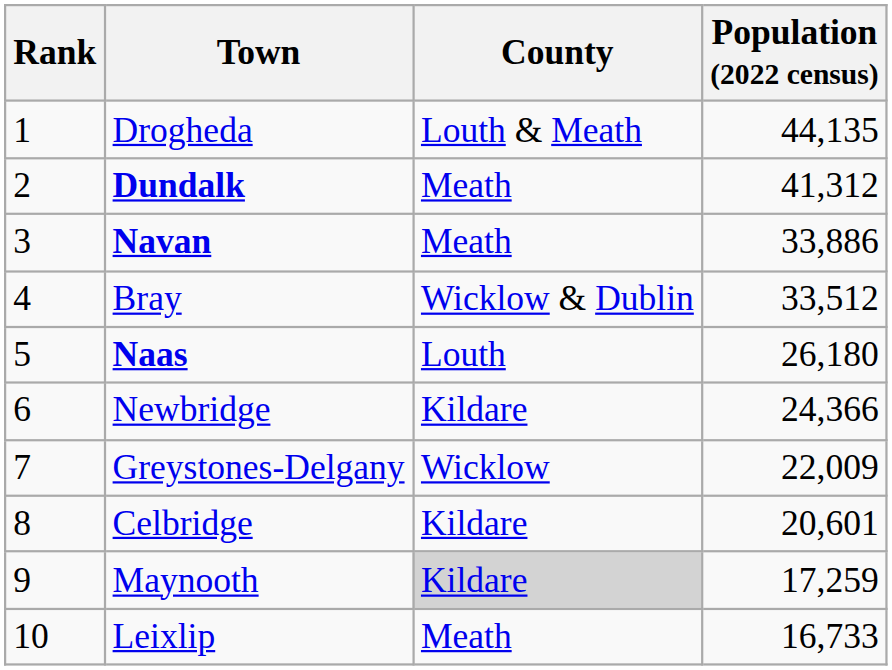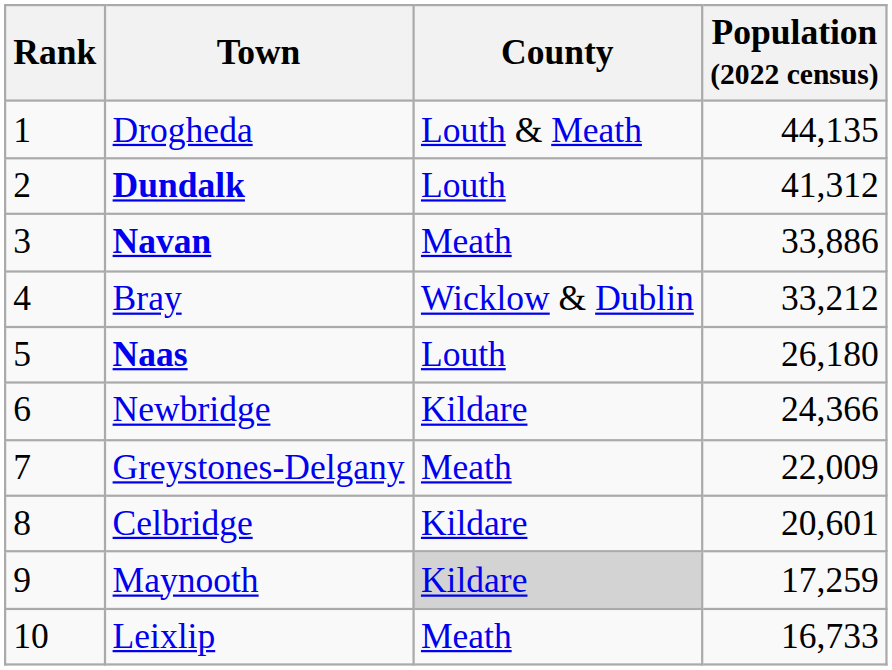(466, 185) Meath -> (463, 185) Louth
(830, 297) 33,512 -> (830, 297) 33,212
(485, 466) Wicklow -> (466, 466) Meath
